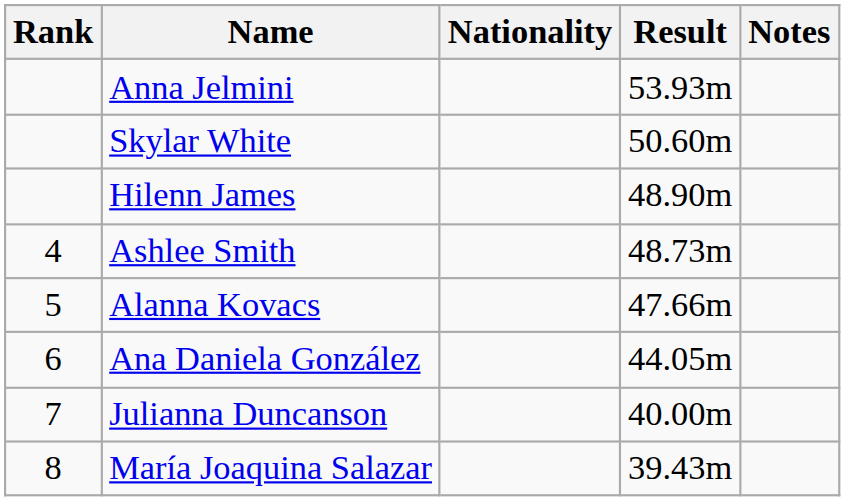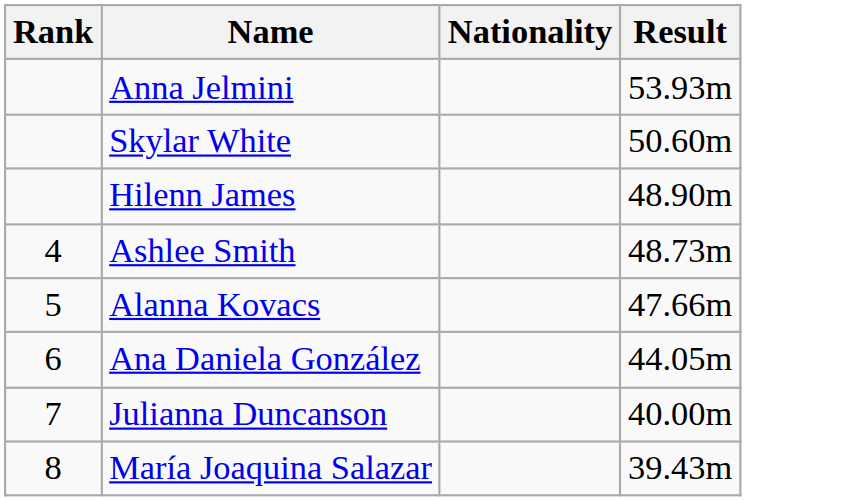- column: (789, 31)
